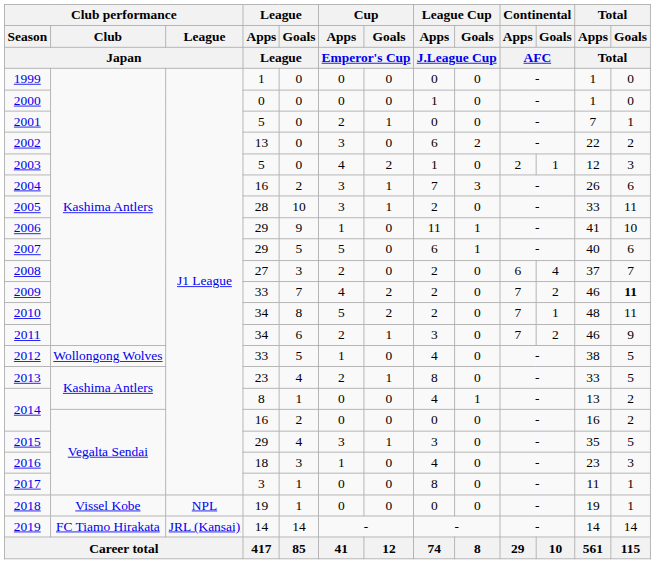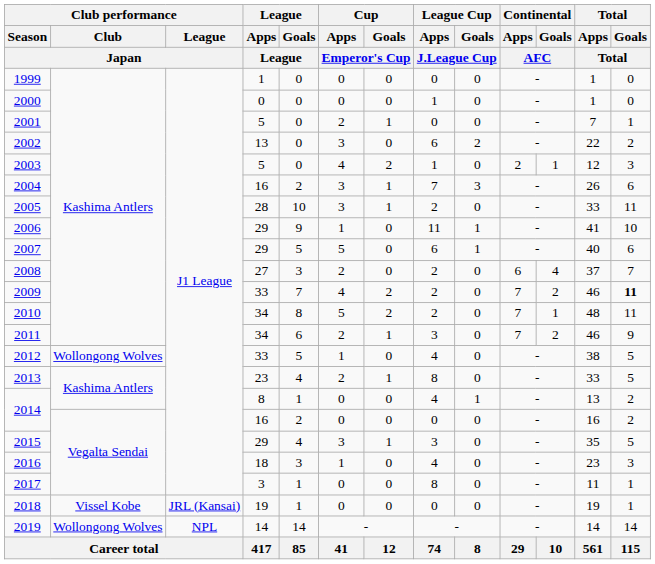(204, 505) NPL -> (204, 505) JRL (Kansai)
(108, 526) FC Tiamo Hirakata -> (108, 526) Wollongong Wolves
(204, 526) JRL (Kansai) -> (204, 526) NPL
